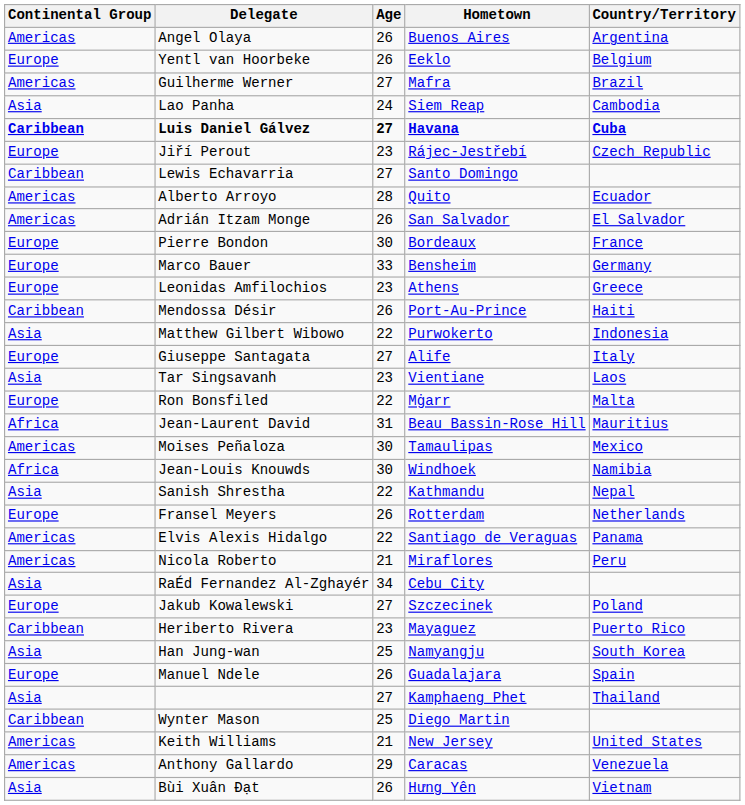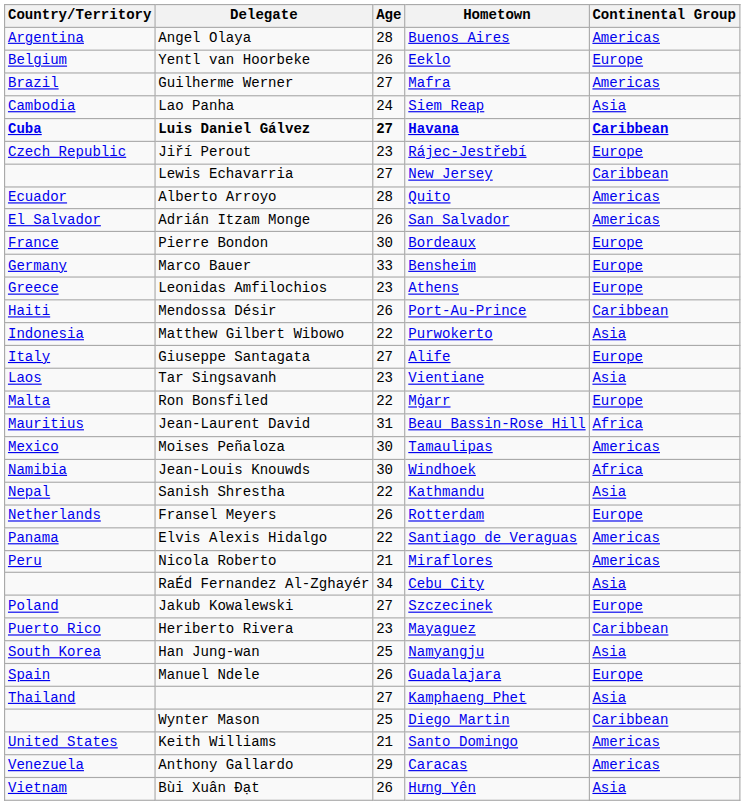columns swapped: (664, 16) <-> (80, 16)
(385, 39) 26 -> (385, 39) 28
(463, 175) Santo Domingo -> (451, 175) New Jersey
(451, 744) New Jersey -> (463, 744) Santo Domingo
